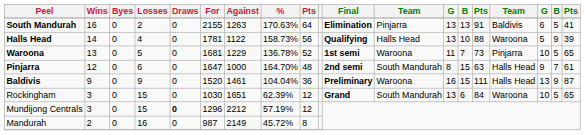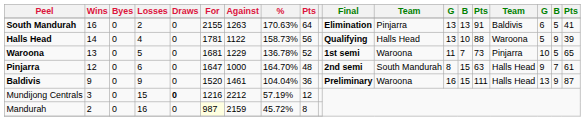- row: (31, 94)
(212, 108) 1296 -> (212, 94) 1216
(210, 122) no background -> (210, 108) lightyellow background
(236, 122) 2149 -> (236, 108) 2159
